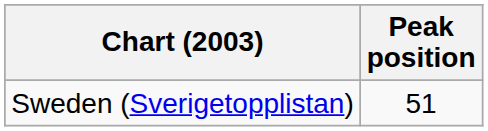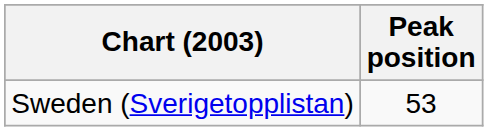(421, 102) 51 -> (421, 102) 53
